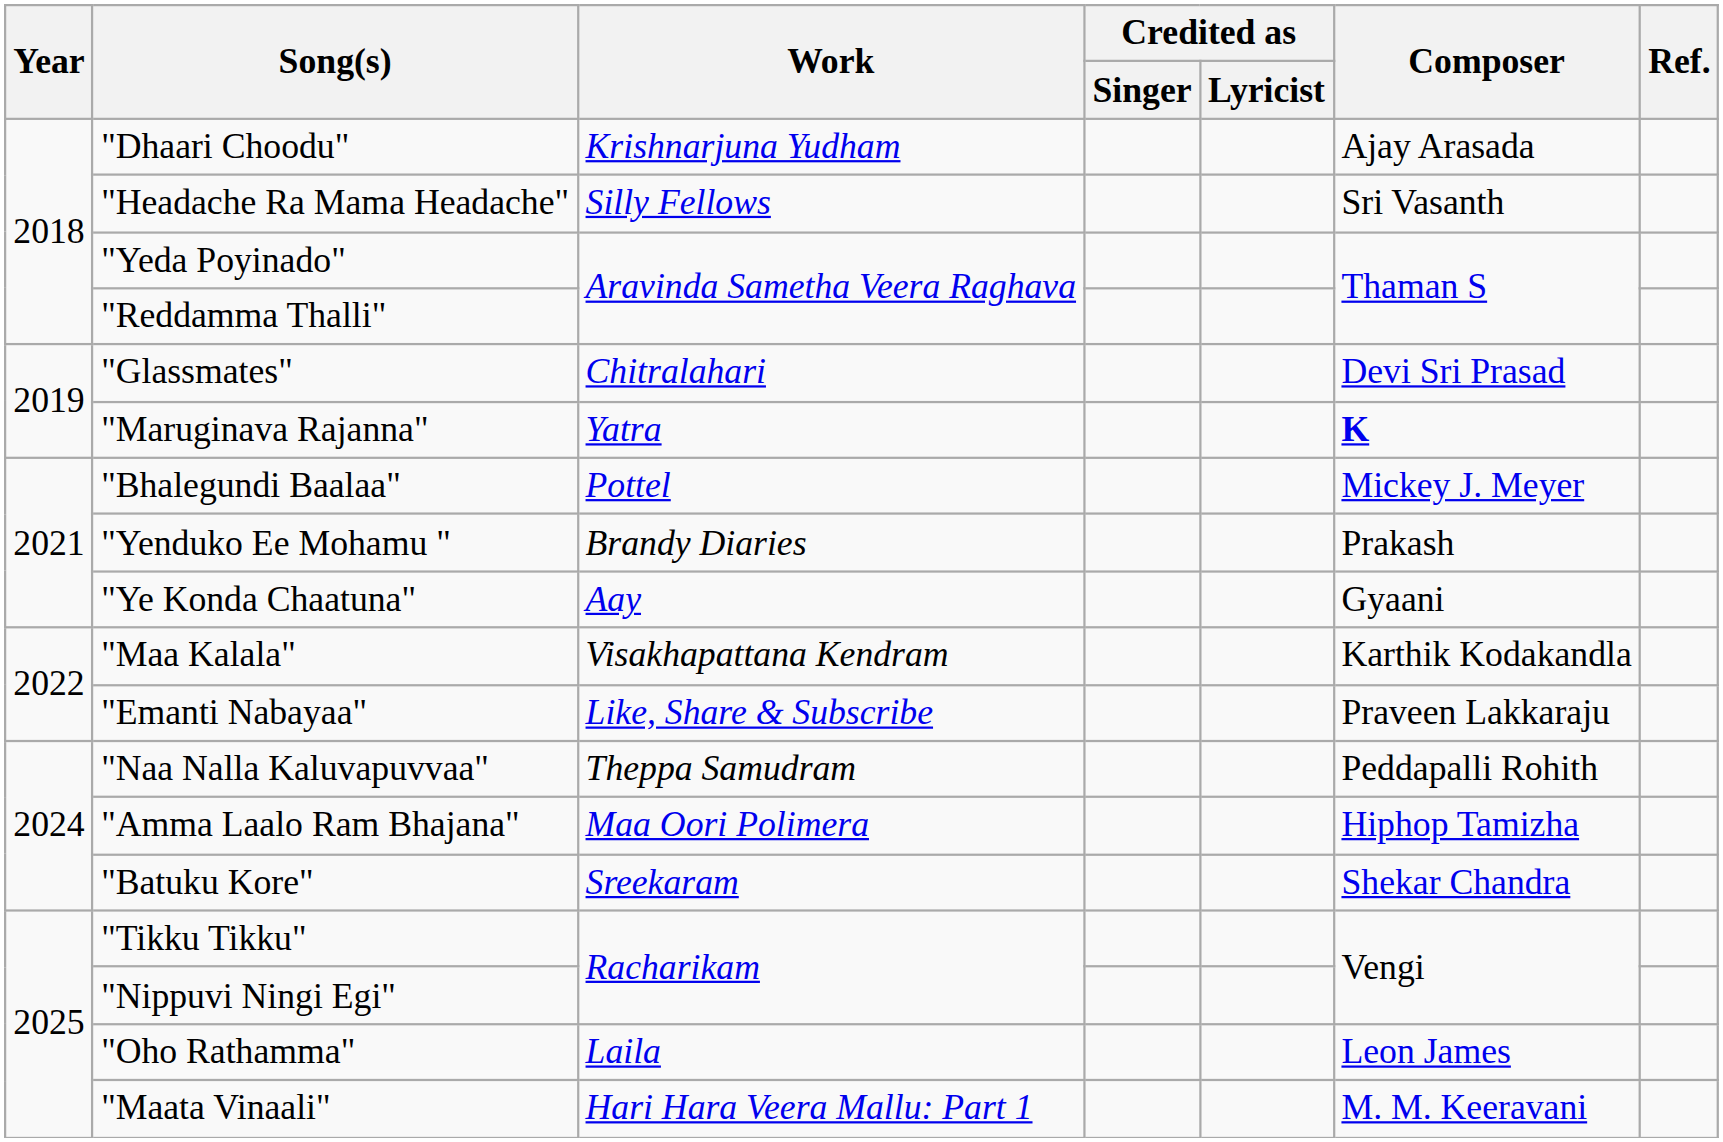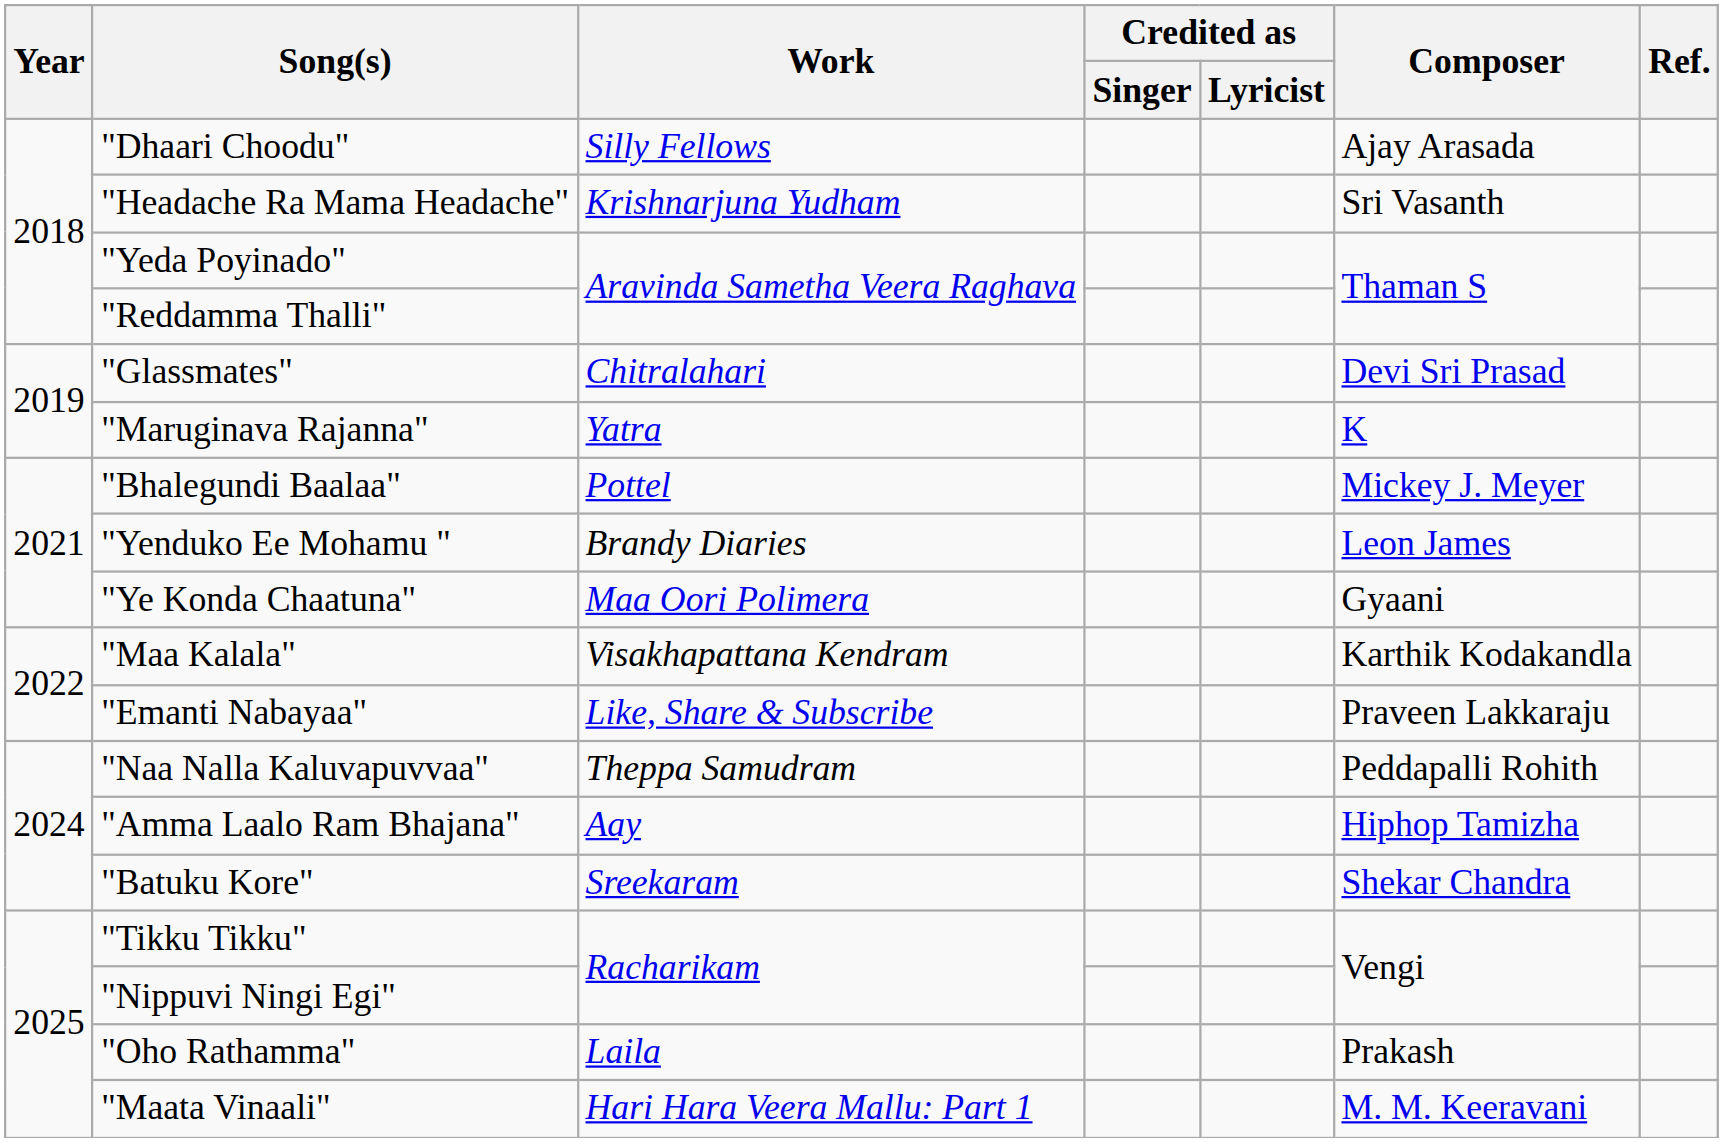(743, 145) Krishnarjuna Yudham -> (678, 145) Silly Fellows
(678, 202) Silly Fellows -> (743, 202) Krishnarjuna Yudham
(1355, 428) bold -> (1354, 428) normal
(1398, 542) Prakash -> (1426, 542) Leon James
(613, 598) Aay -> (727, 598) Maa Oori Polimera
(727, 825) Maa Oori Polimera -> (613, 825) Aay
(1426, 1051) Leon James -> (1398, 1051) Prakash
